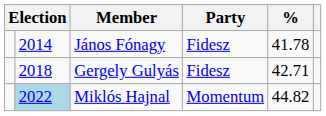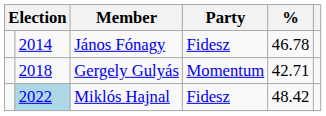(291, 44) 41.78 -> (291, 44) 46.78
(208, 70) Fidesz -> (225, 70) Momentum
(225, 96) Momentum -> (208, 96) Fidesz
(291, 96) 44.82 -> (291, 96) 48.42
